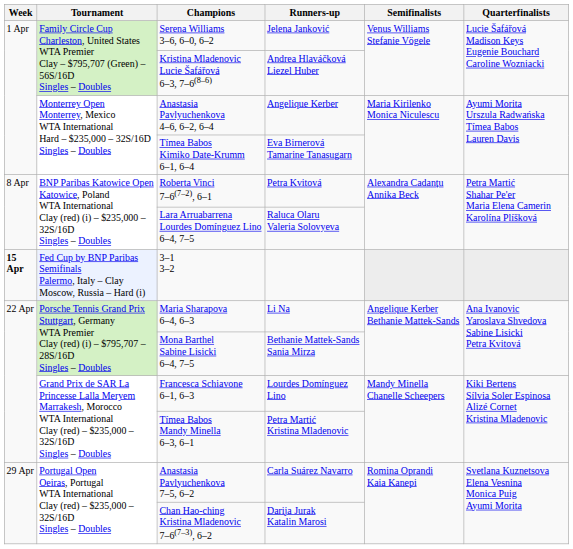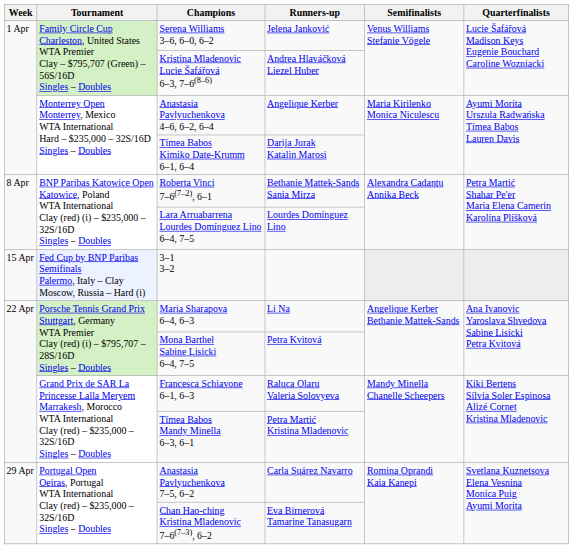(309, 149) Eva Birnerová Tamarine Tanasugarn -> (297, 149) Darija Jurak Katalin Marosi
(294, 183) Petra Kvitová -> (313, 189) Bethanie Mattek-Sands Sania Mirza
(303, 221) Raluca Olaru Valeria Solovyeva -> (307, 221) Lourdes Domínguez Lino
(15, 263) bold -> (20, 258) normal
(313, 346) Bethanie Mattek-Sands Sania Mirza -> (294, 340) Petra Kvitová
(307, 390) Lourdes Domínguez Lino -> (303, 390) Raluca Olaru Valeria Solovyeva
(297, 516) Darija Jurak Katalin Marosi -> (309, 516) Eva Birnerová Tamarine Tanasugarn
